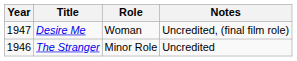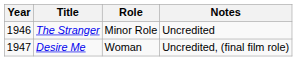rows swapped: (68, 47) <-> (61, 30)
